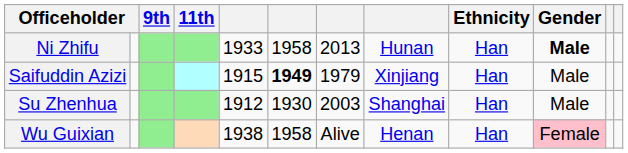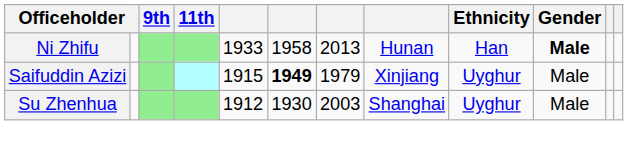(492, 76) Han -> (492, 76) Uyghur
(492, 104) Han -> (492, 104) Uyghur
- row: (68, 133)
